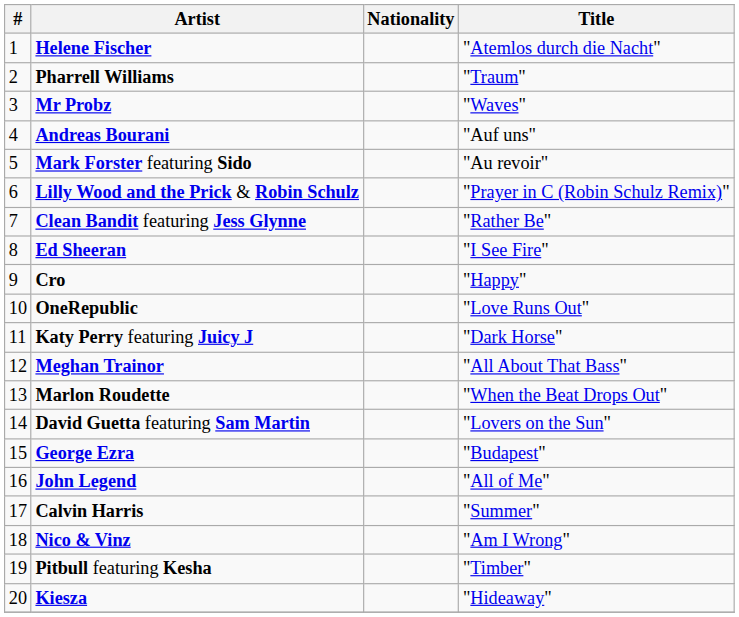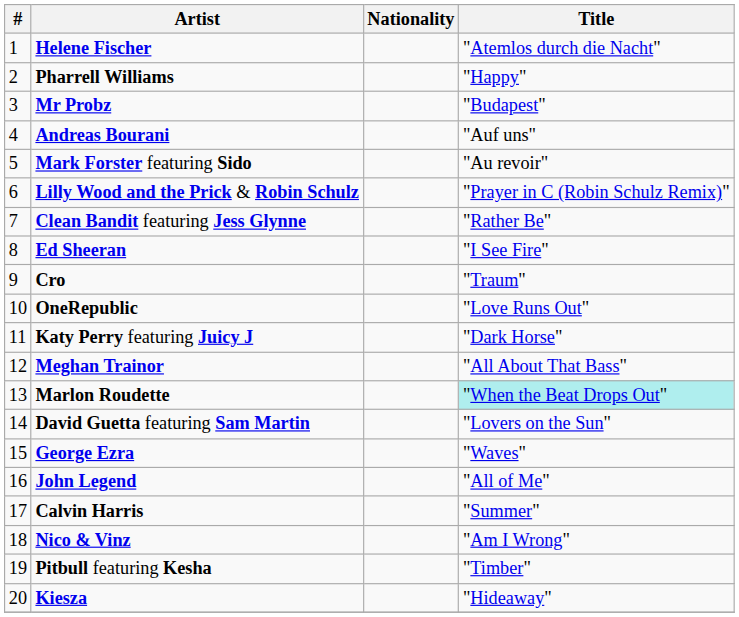(494, 76) "Traum" -> (495, 76) "Happy"
(494, 105) "Waves" -> (504, 105) "Budapest"
(495, 279) "Happy" -> (494, 279) "Traum"
(565, 395) no background -> (565, 395) paleturquoise background
(504, 452) "Budapest" -> (494, 452) "Waves"
